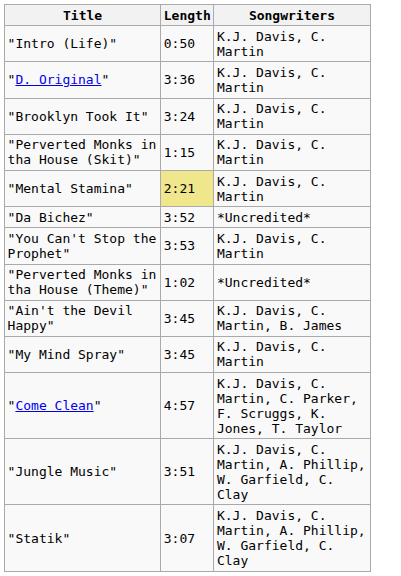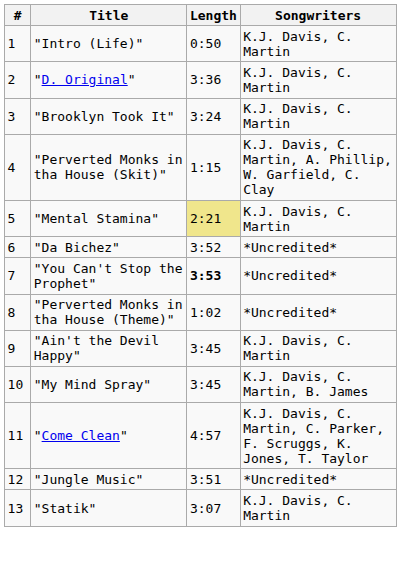+ column: (18, 15)
(272, 152) K.J. Davis, C. Martin -> (317, 167) K.J. Davis, C. Martin, A. Phillip, W. Garfield, C. Clay
(179, 246) normal -> (206, 276) bold
(272, 246) K.J. Davis, C. Martin -> (290, 276) *Uncredited*
(280, 318) K.J. Davis, C. Martin, B. James -> (298, 348) K.J. Davis, C. Martin
(272, 354) K.J. Davis, C. Martin -> (306, 384) K.J. Davis, C. Martin, B. James
(291, 472) K.J. Davis, C. Martin, A. Phillip, W. Garfield, C. Clay -> (290, 479) *Uncredited*
(291, 538) K.J. Davis, C. Martin, A. Phillip, W. Garfield, C. Clay -> (298, 508) K.J. Davis, C. Martin
